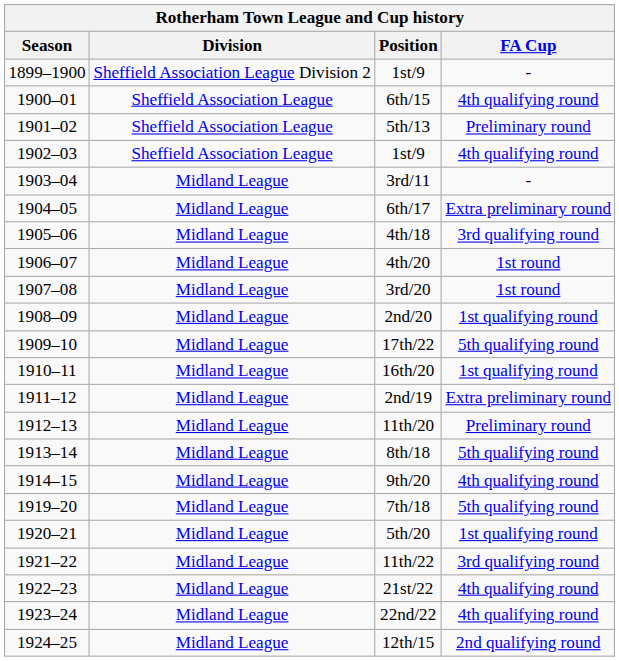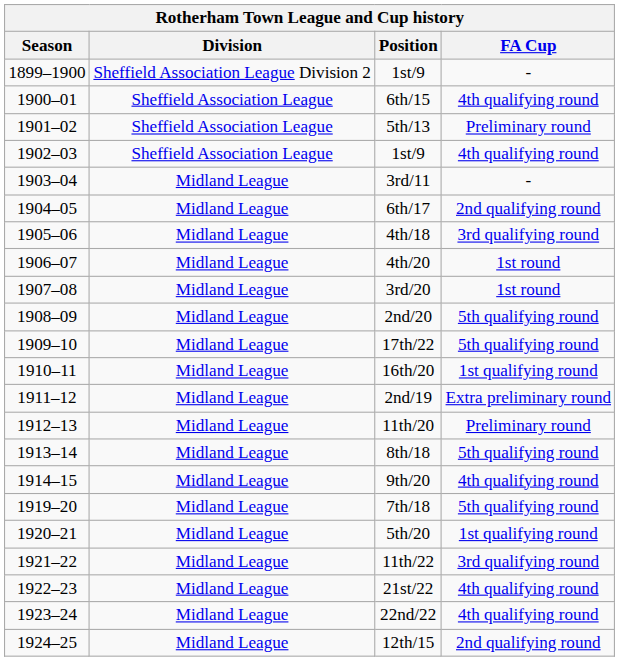(528, 208) Extra preliminary round -> (528, 208) 2nd qualifying round
(528, 316) 1st qualifying round -> (528, 316) 5th qualifying round
